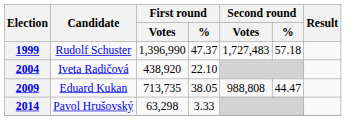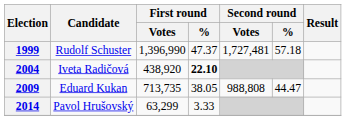(246, 50) 1,727,483 -> (246, 50) 1,727,481
(204, 69) normal -> (204, 69) bold
(162, 106) 63,298 -> (162, 106) 63,299
